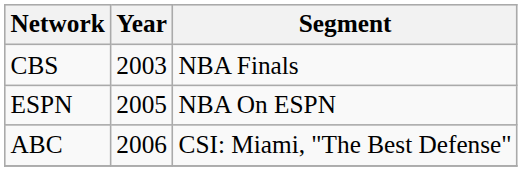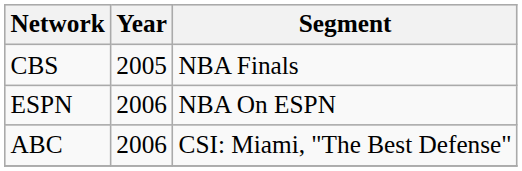(142, 64) 2003 -> (142, 64) 2005
(142, 104) 2005 -> (142, 104) 2006
